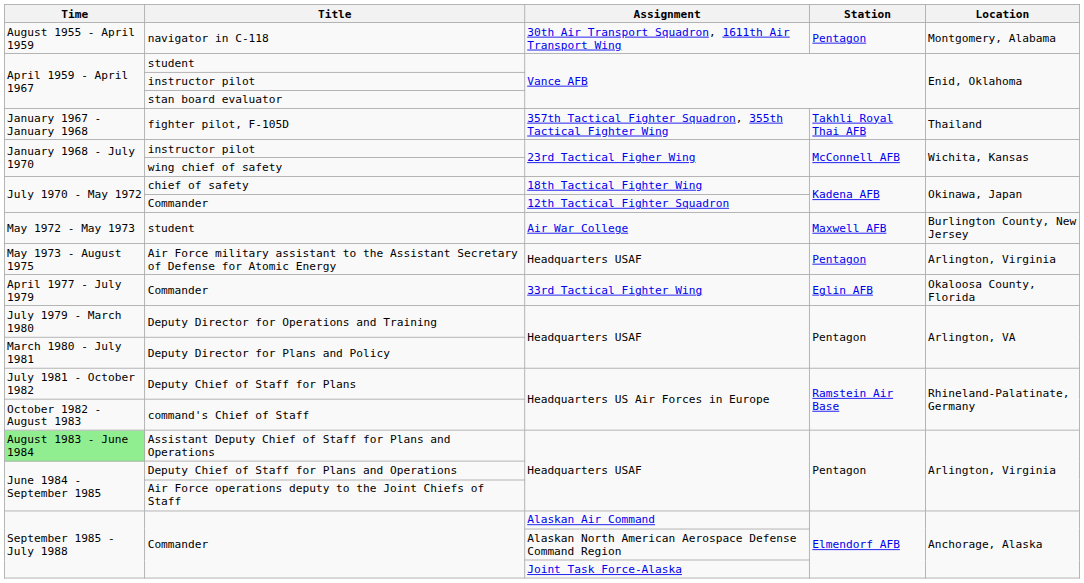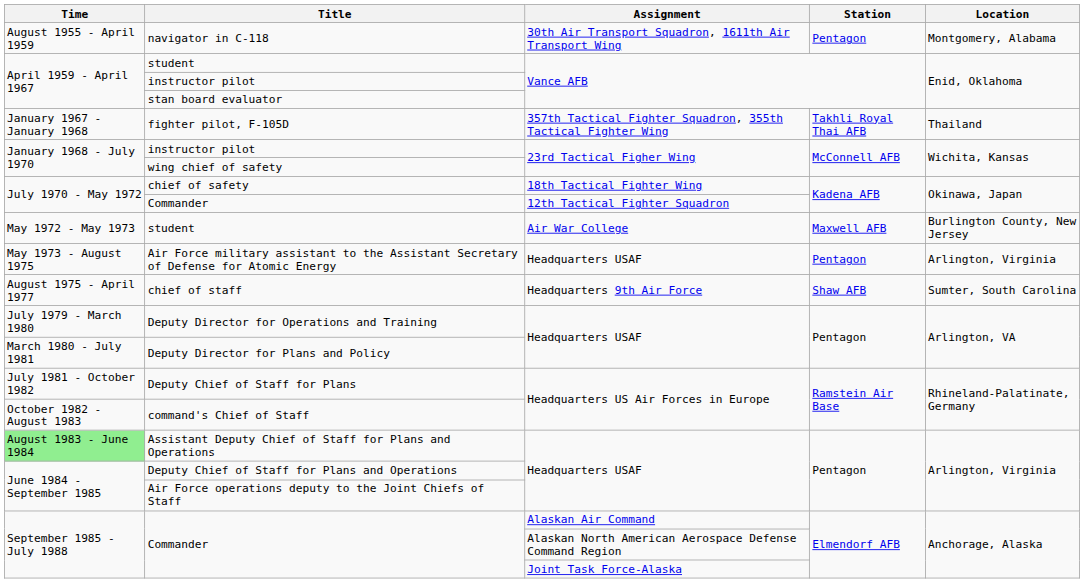+ row: (195, 290)
- row: (178, 290)
